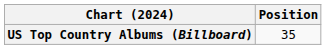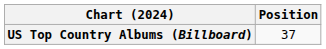(288, 35) 35 -> (288, 35) 37
